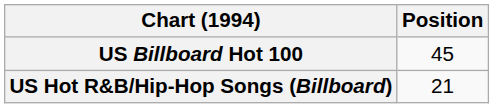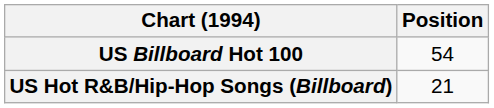(443, 53) 45 -> (443, 53) 54
